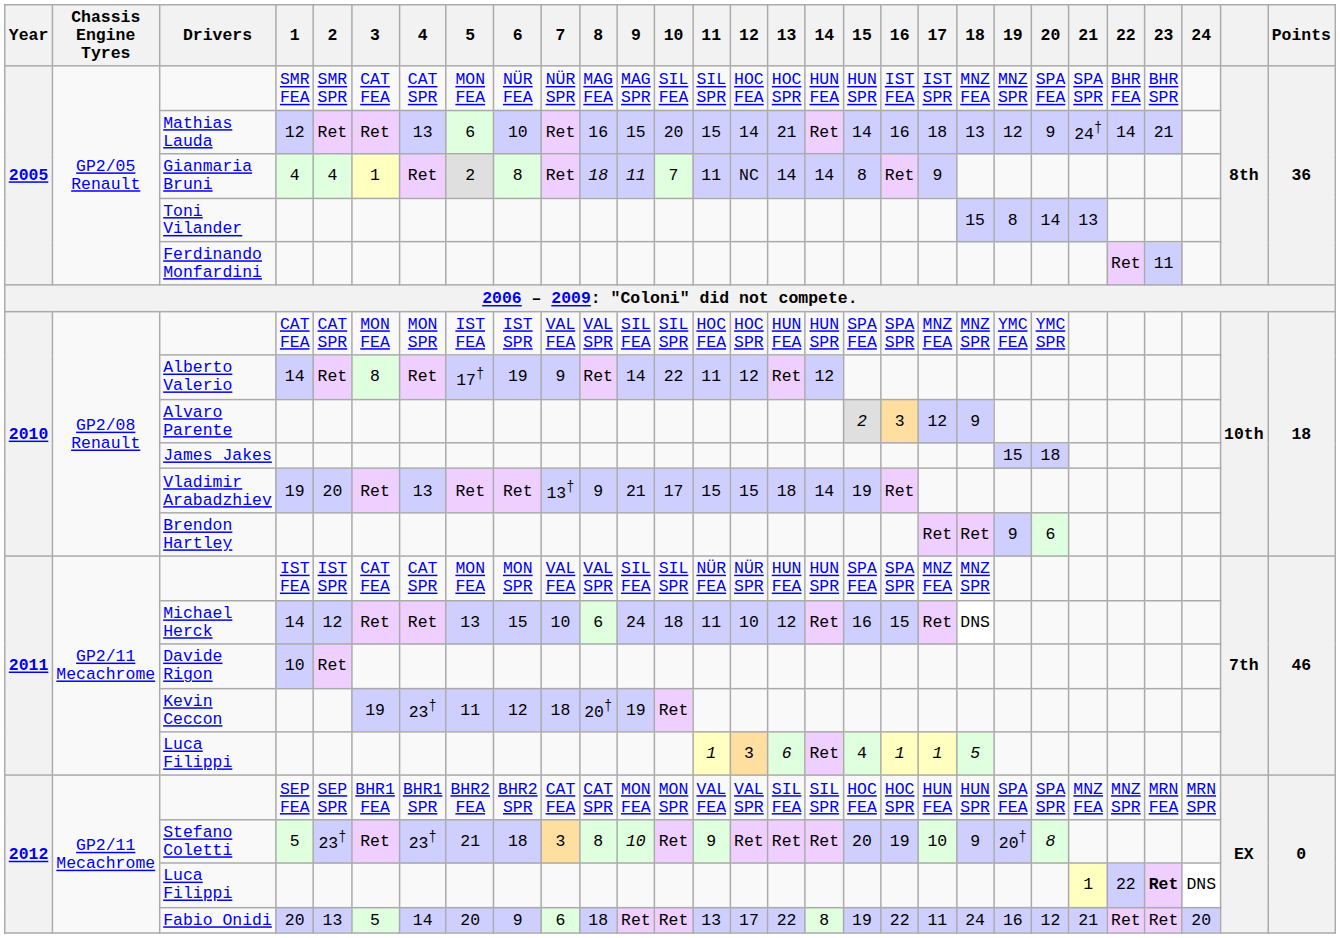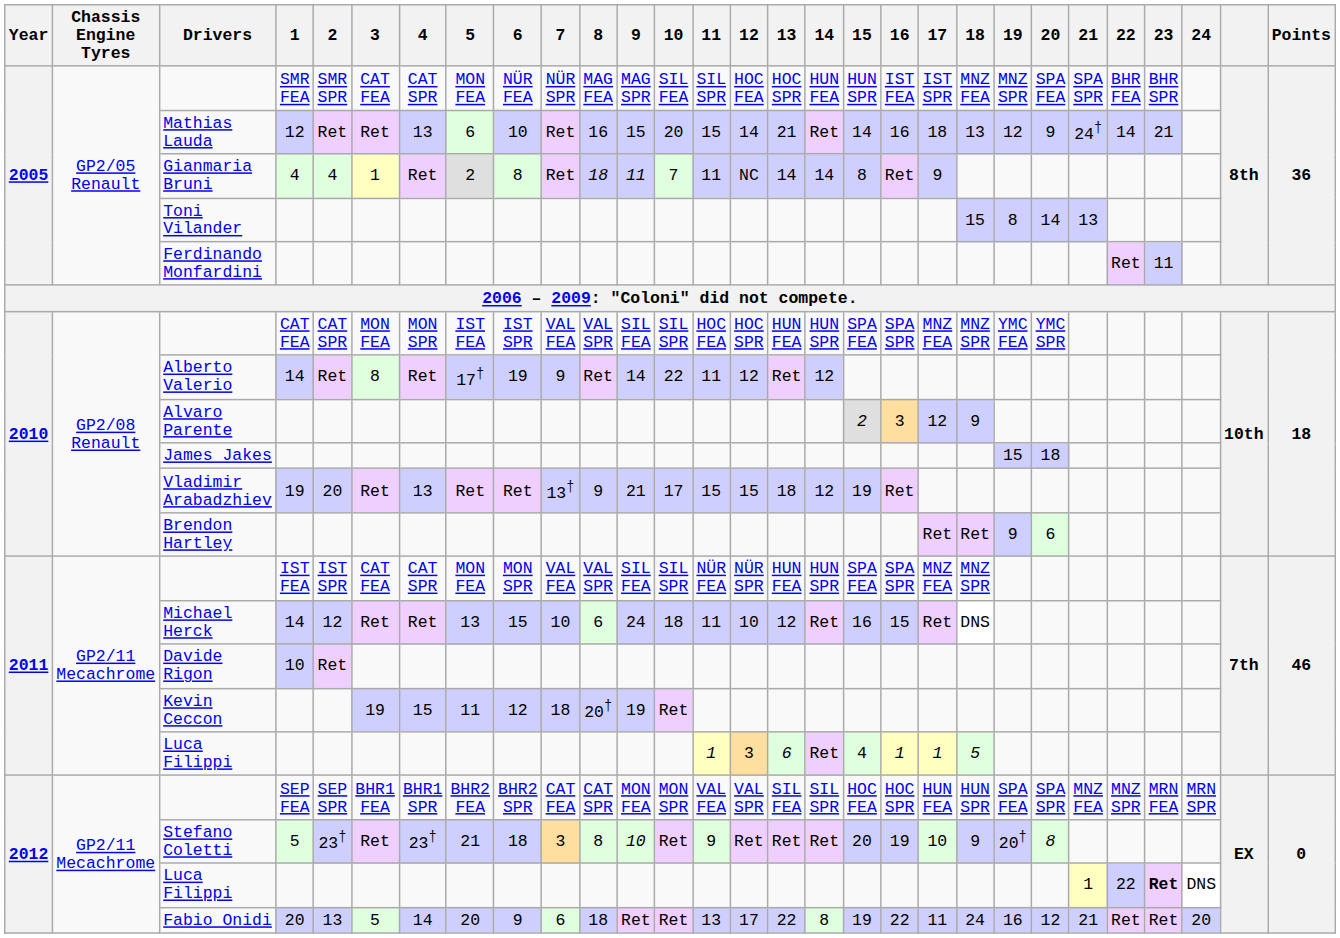(824, 491) 14 -> (824, 491) 12
(423, 710) 23† -> (423, 710) 15
